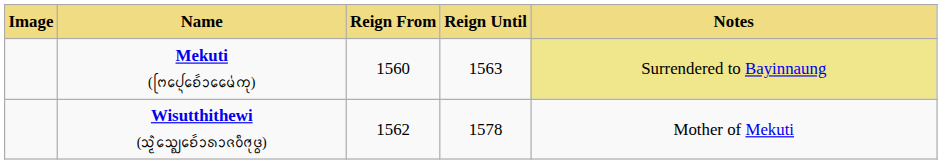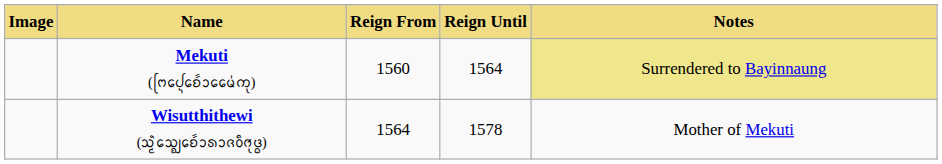(486, 69) 1563 -> (486, 69) 1564
(393, 129) 1562 -> (393, 129) 1564
